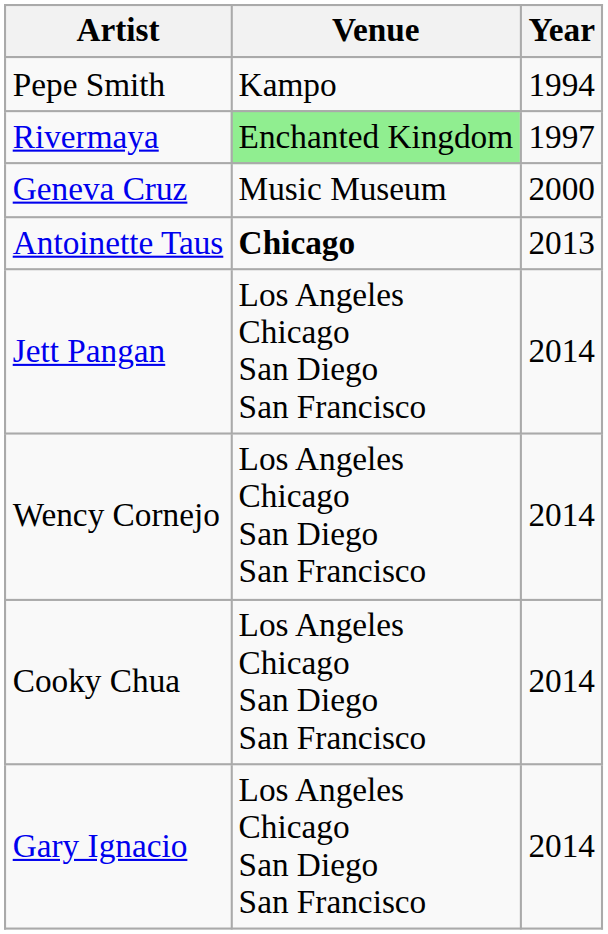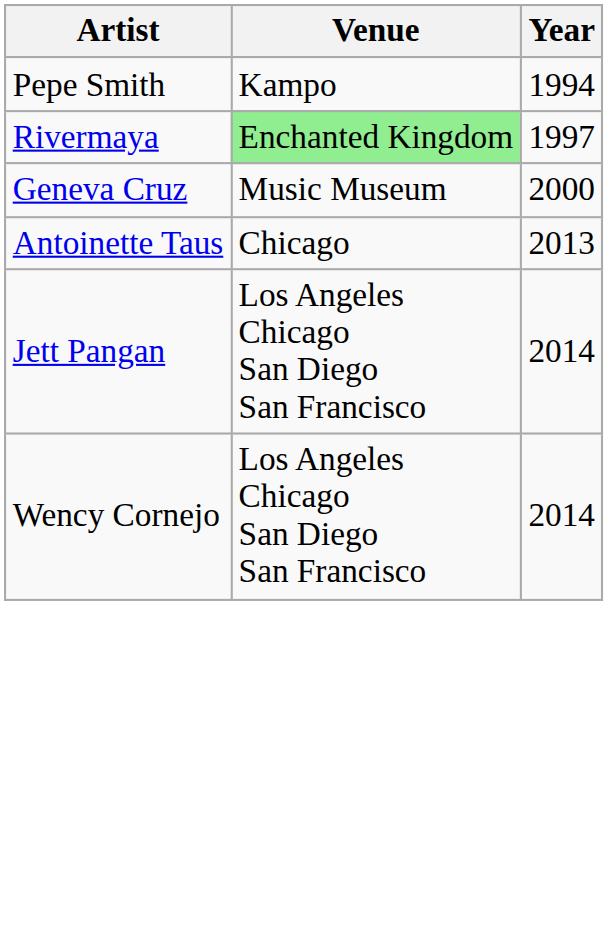(297, 242) bold -> (294, 242) normal
- row: (96, 681)
- row: (100, 846)
